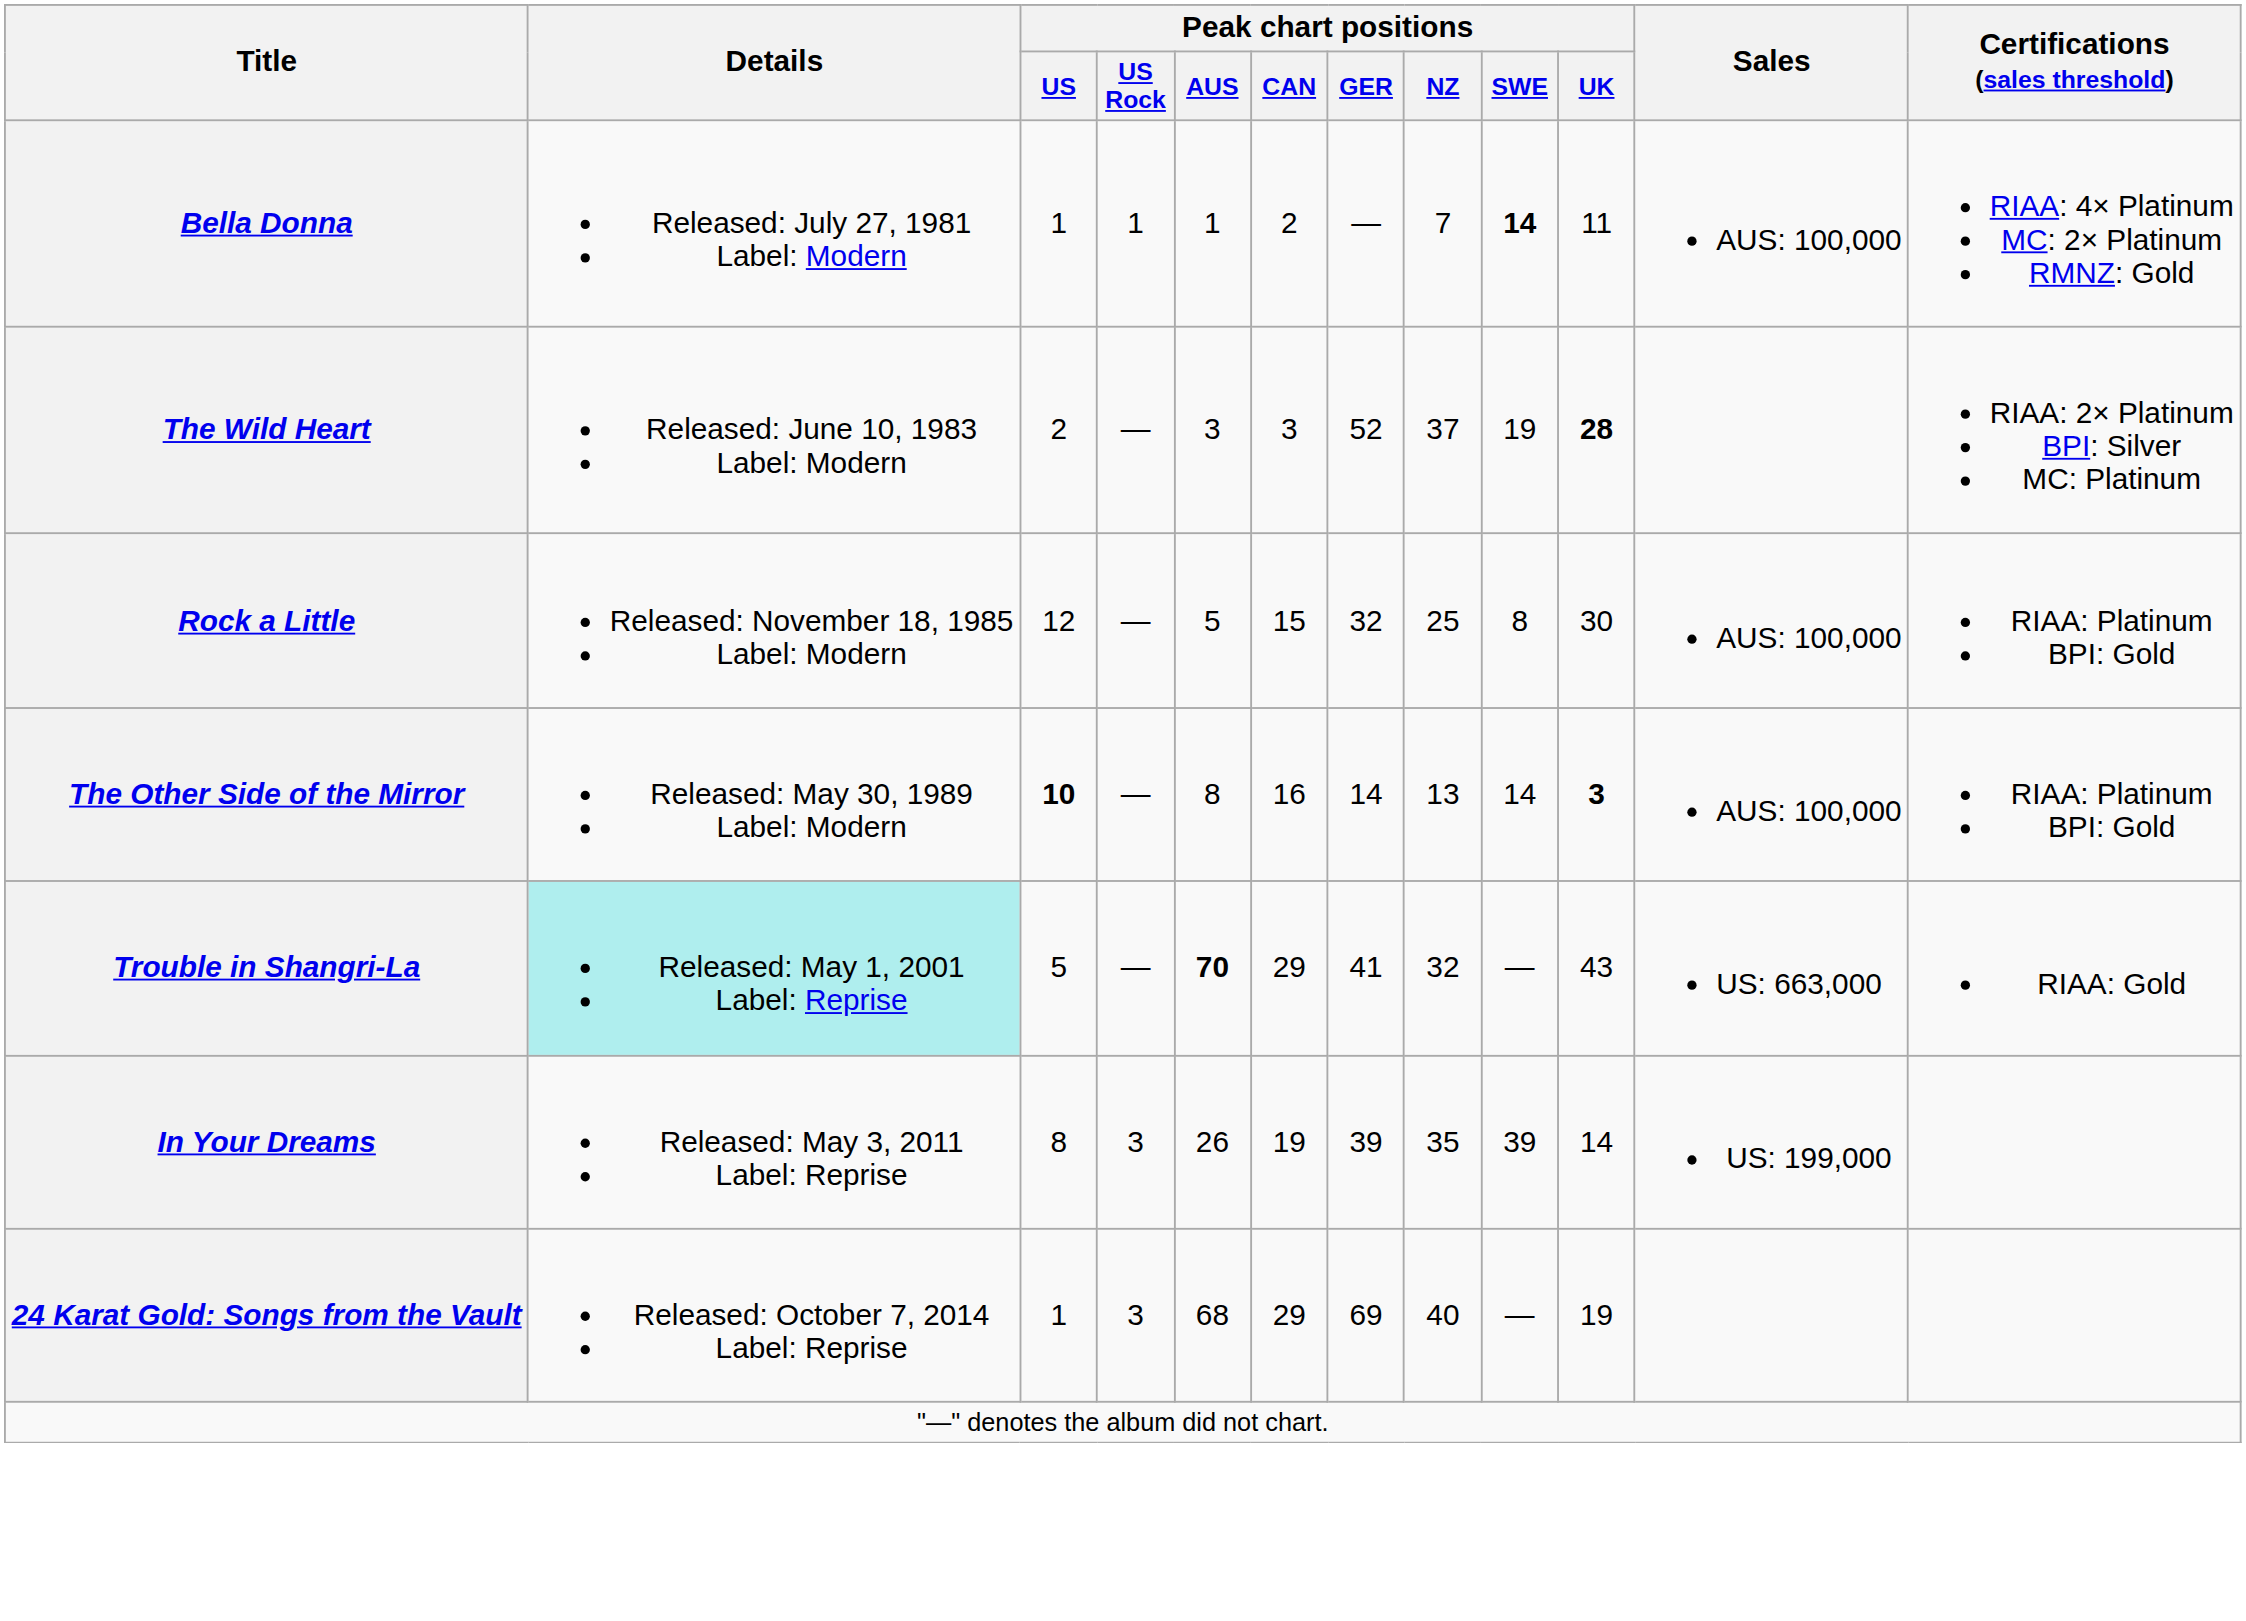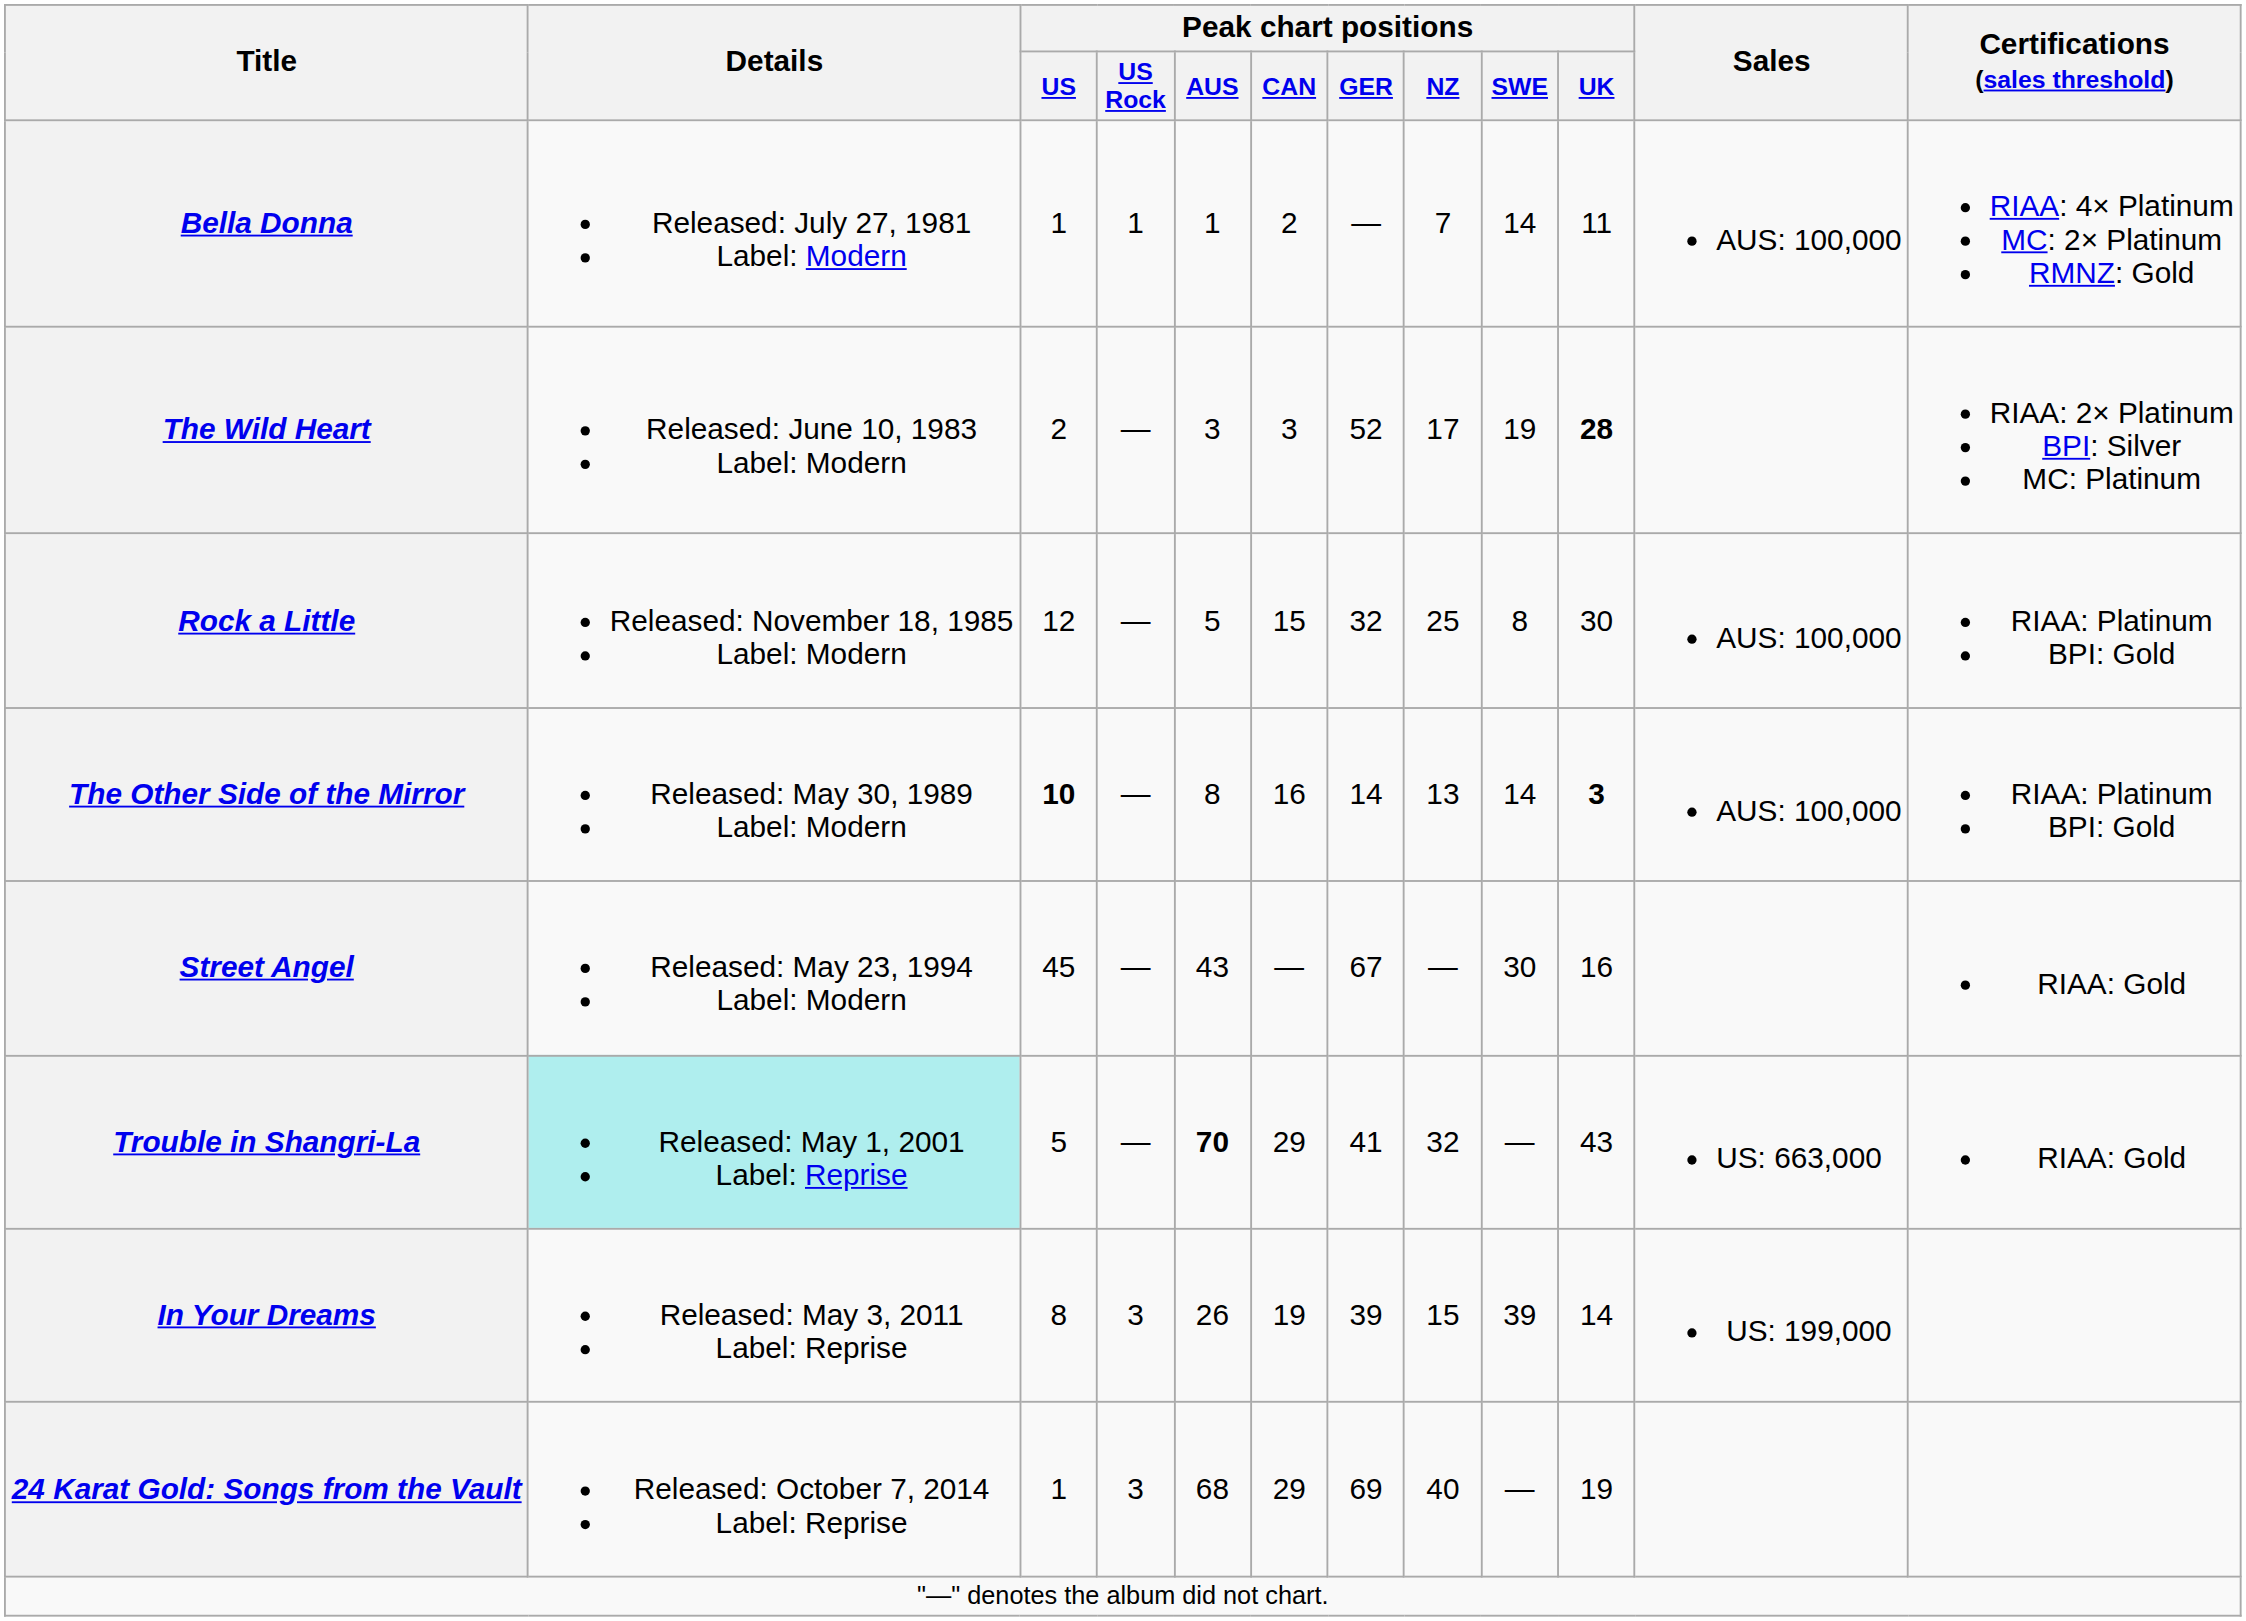(1520, 222) bold -> (1520, 222) normal
(1443, 429) 37 -> (1443, 429) 17
+ row: (267, 967)
(1443, 1141) 35 -> (1443, 1315) 15
